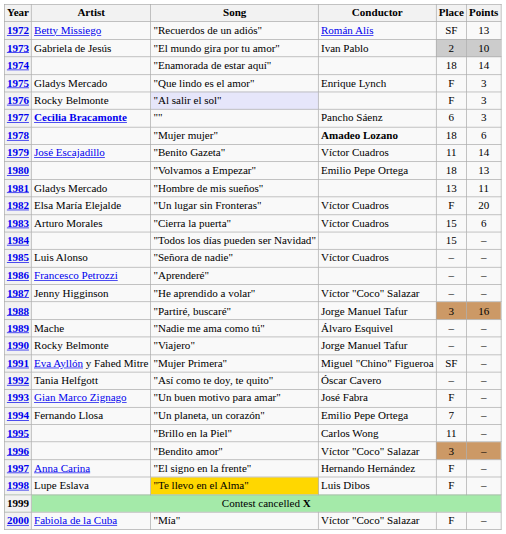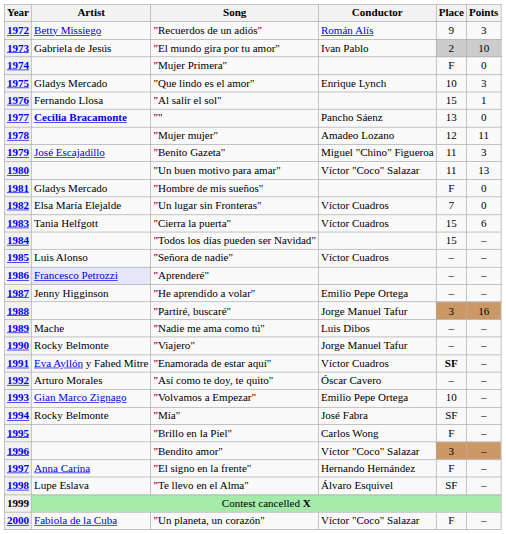(451, 30) SF -> (451, 30) 9
(484, 30) 13 -> (484, 30) 3
(212, 65) "Enamorada de estar aquí" -> (190, 65) "Mujer Primera"
(451, 65) 18 -> (451, 65) F
(484, 65) 14 -> (484, 65) 0
(451, 83) F -> (451, 83) 10
(71, 100) Rocky Belmonte -> (69, 100) Fernando Llosa
(188, 100) lavender background -> (188, 100) no background
(451, 100) F -> (451, 100) 15
(484, 100) 3 -> (484, 100) 1
(451, 118) 6 -> (451, 118) 13
(484, 118) 3 -> (484, 118) 0
(359, 135) bold -> (358, 135) normal
(451, 135) 18 -> (451, 135) 12
(484, 135) 6 -> (484, 135) 11
(355, 153) Víctor Cuadros -> (377, 153) Miguel "Chino" Figueroa
(484, 153) 14 -> (484, 153) 3
(205, 170) "Volvamos a Empezar" -> (217, 170) "Un buen motivo para amar"
(365, 170) Emilio Pepe Ortega -> (370, 170) Víctor "Coco" Salazar
(451, 170) 18 -> (451, 170) 11
(451, 188) 13 -> (451, 188) F
(484, 188) 11 -> (484, 188) 0
(451, 205) F -> (451, 205) 7
(484, 205) 20 -> (484, 205) 0
(68, 223) Arturo Morales -> (66, 223) Tania Helfgott
(76, 275) no background -> (76, 275) lavender background
(370, 293) Víctor "Coco" Salazar -> (365, 293) Emilio Pepe Ortega
(357, 328) Álvaro Esquivel -> (345, 328) Luis Dibos
(190, 363) "Mujer Primera" -> (212, 363) "Enamorada de estar aquí"
(377, 363) Miguel "Chino" Figueroa -> (355, 363) Víctor Cuadros
(451, 363) normal -> (451, 363) bold
(66, 380) Tania Helfgott -> (68, 380) Arturo Morales
(217, 398) "Un buen motivo para amar" -> (205, 398) "Volvamos a Empezar"
(344, 398) José Fabra -> (365, 398) Emilio Pepe Ortega
(451, 398) F -> (451, 398) 10
(69, 415) Fernando Llosa -> (71, 415) Rocky Belmonte
(209, 415) "Un planeta, un corazón" -> (167, 415) "Mía"
(365, 415) Emilio Pepe Ortega -> (344, 415) José Fabra
(451, 415) 7 -> (451, 415) SF
(451, 433) 11 -> (451, 433) F
(201, 485) gold background -> (201, 485) no background
(345, 485) Luis Dibos -> (357, 485) Álvaro Esquivel
(451, 485) F -> (451, 485) SF
(167, 521) "Mía" -> (209, 521) "Un planeta, un corazón"
